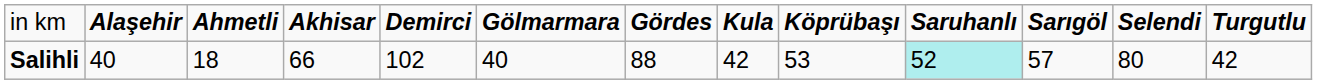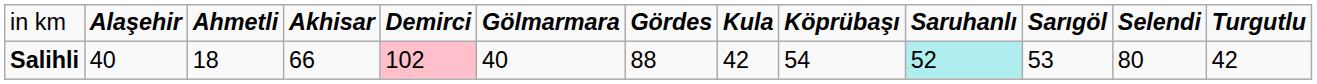(405, 60) no background -> (405, 60) pink background
(797, 60) 53 -> (797, 60) 54
(1041, 60) 57 -> (1041, 60) 53
